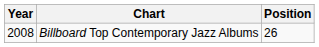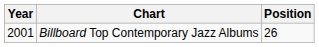(20, 33) 2008 -> (20, 33) 2001
